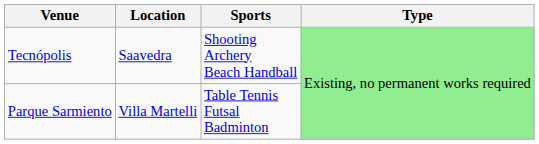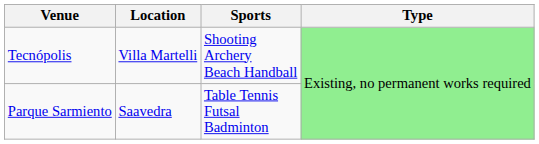(145, 55) Saavedra -> (158, 55) Villa Martelli
(158, 111) Villa Martelli -> (145, 111) Saavedra
